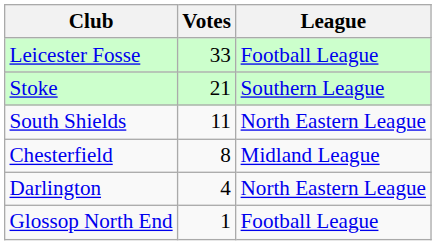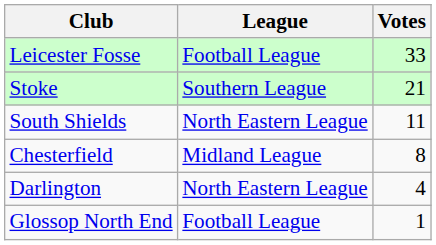columns swapped: (333, 21) <-> (207, 21)
